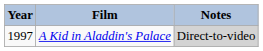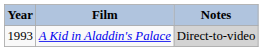(20, 36) 1997 -> (20, 36) 1993
